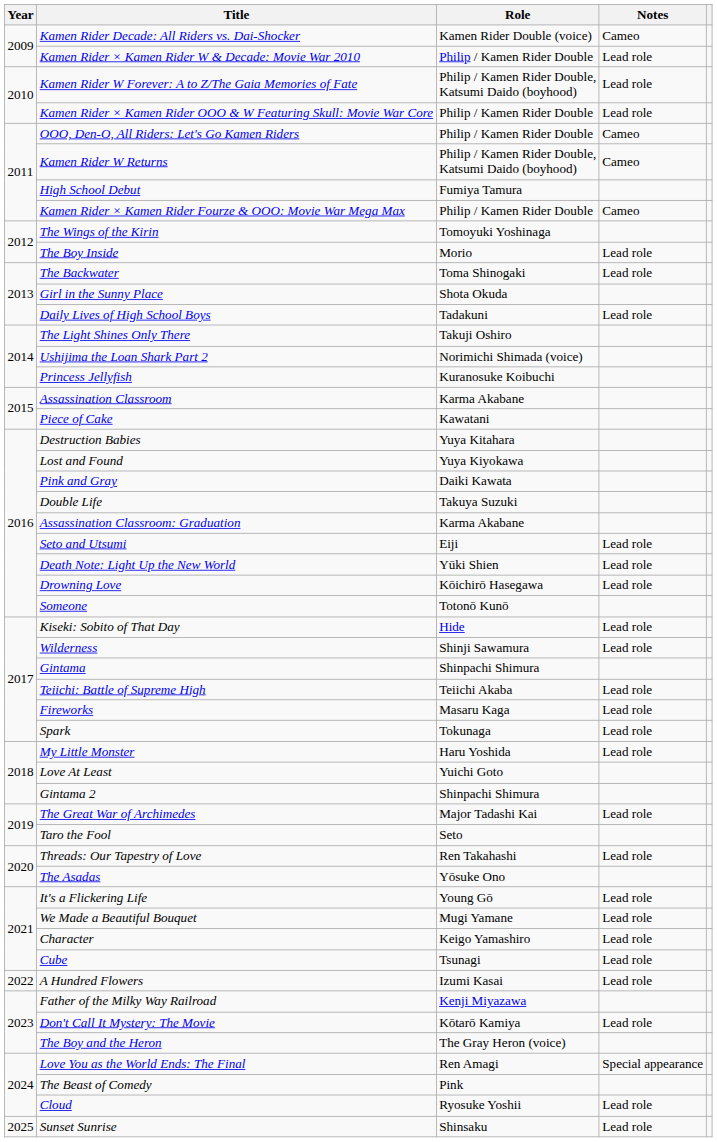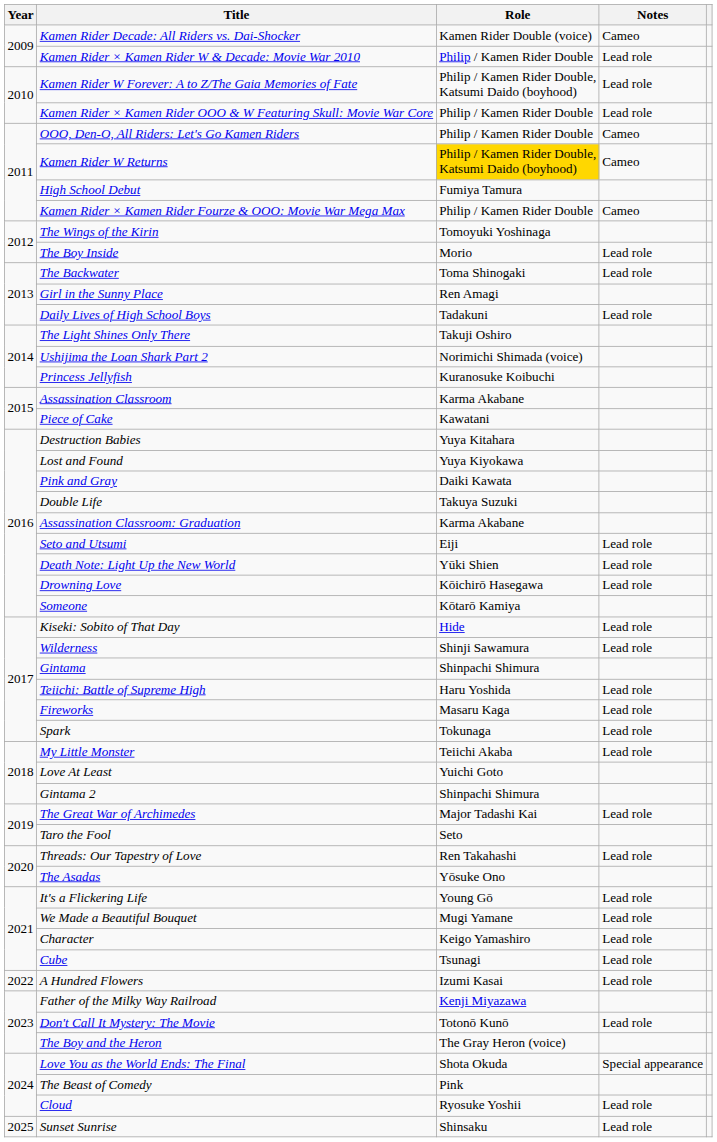(518, 161) no background -> (518, 161) gold background
(473, 294) Shota Okuda -> (469, 294) Ren Amagi
(474, 606) Totonō Kunō -> (480, 606) Kōtarō Kamiya
(476, 689) Teiichi Akaba -> (475, 689) Haru Yoshida
(475, 751) Haru Yoshida -> (476, 751) Teiichi Akaba
(480, 1022) Kōtarō Kamiya -> (474, 1022) Totonō Kunō
(469, 1063) Ren Amagi -> (473, 1063) Shota Okuda
